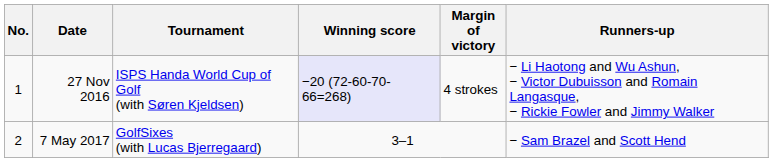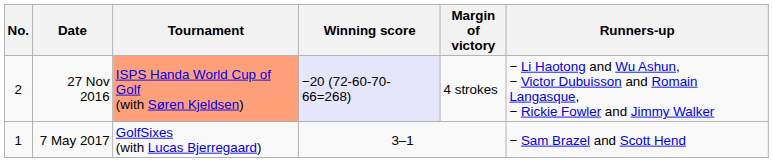(18, 89) 1 -> (18, 89) 2
(193, 89) no background -> (193, 89) lightsalmon background
(18, 140) 2 -> (18, 140) 1
